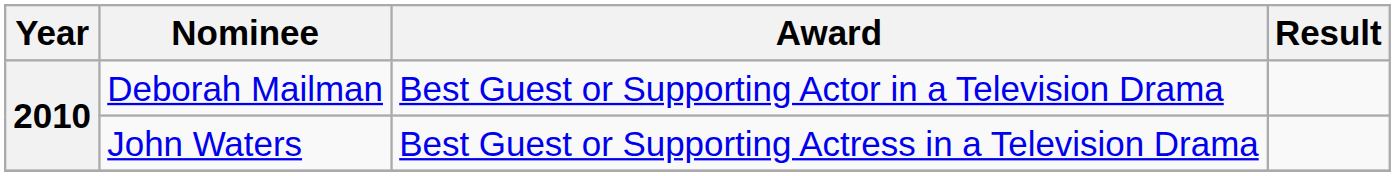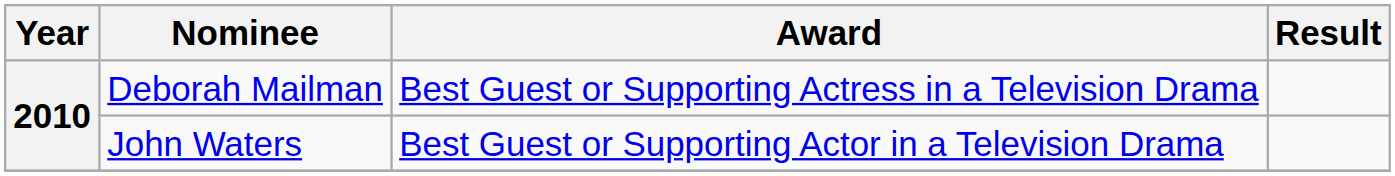(811, 88) Best Guest or Supporting Actor in a Television Drama -> (829, 88) Best Guest or Supporting Actress in a Television Drama
(829, 144) Best Guest or Supporting Actress in a Television Drama -> (811, 144) Best Guest or Supporting Actor in a Television Drama
